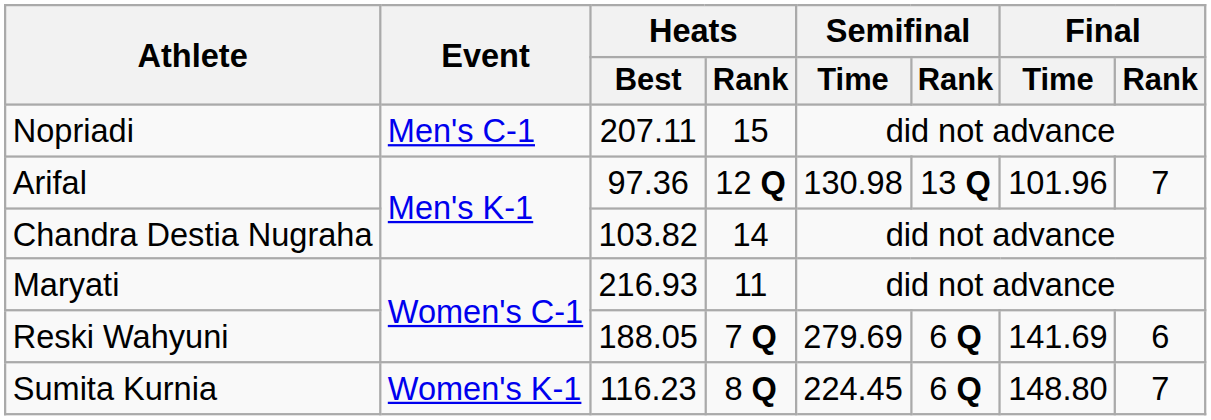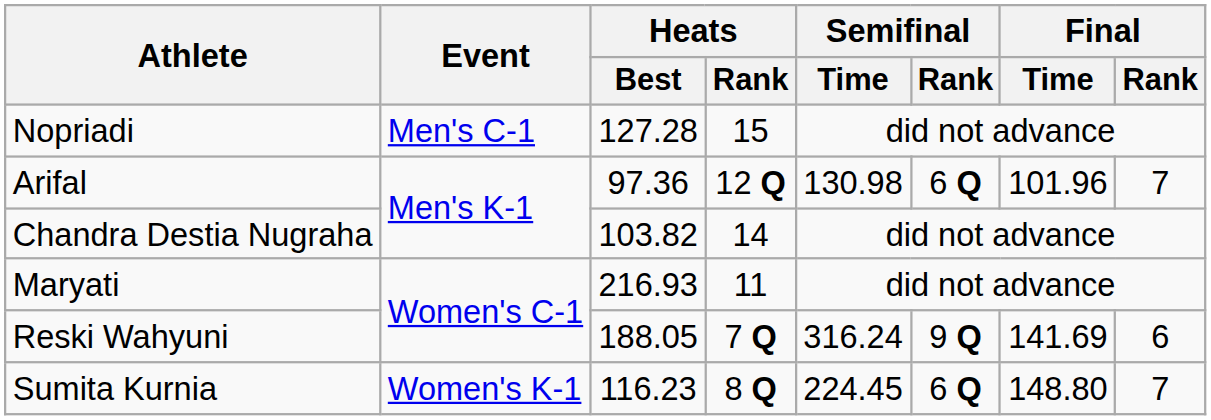(648, 131) 207.11 -> (648, 131) 127.28
(955, 183) 13 Q -> (955, 183) 6 Q
(853, 337) 279.69 -> (853, 337) 316.24
(955, 337) 6 Q -> (955, 337) 9 Q
